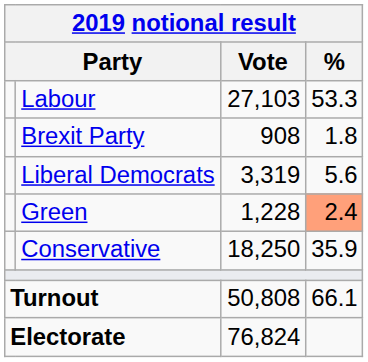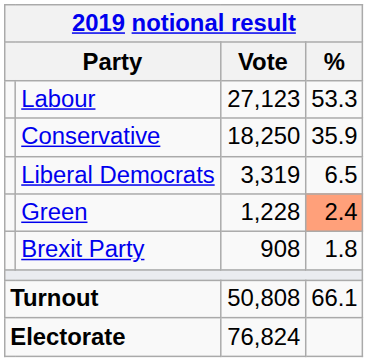(264, 99) 27,103 -> (264, 99) 27,123
rows swapped: (91, 250) <-> (83, 136)
(341, 174) 5.6 -> (341, 174) 6.5
